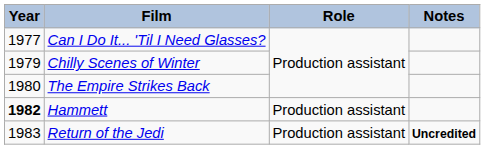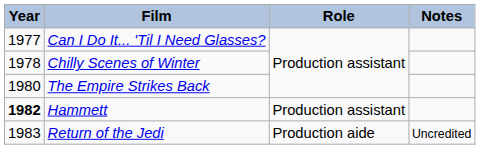(24, 63) 1979 -> (24, 63) 1978
(339, 133) Production assistant -> (324, 133) Production aide
(444, 133) bold -> (442, 135) normal
